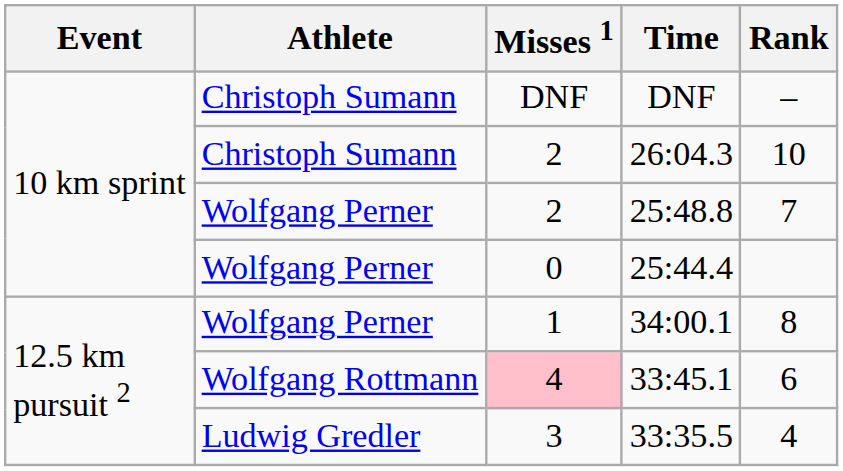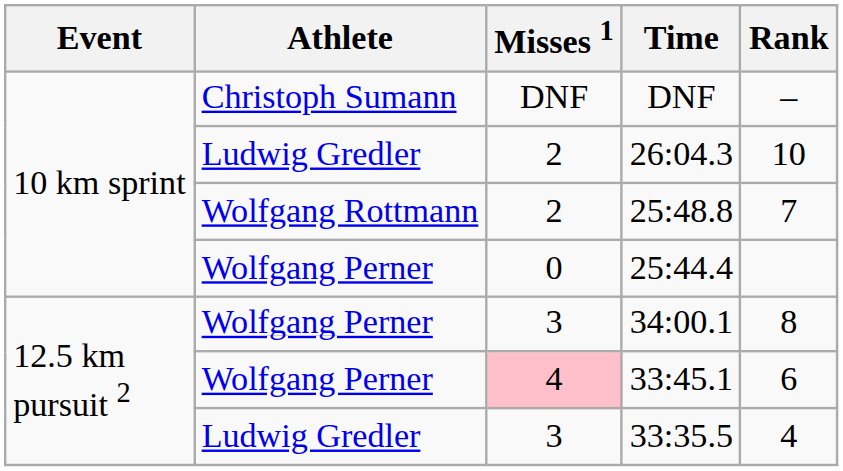(329, 154) Christoph Sumann -> (311, 154) Ludwig Gredler
(317, 210) Wolfgang Perner -> (340, 210) Wolfgang Rottmann
(554, 323) 1 -> (554, 323) 3
(340, 379) Wolfgang Rottmann -> (317, 379) Wolfgang Perner
